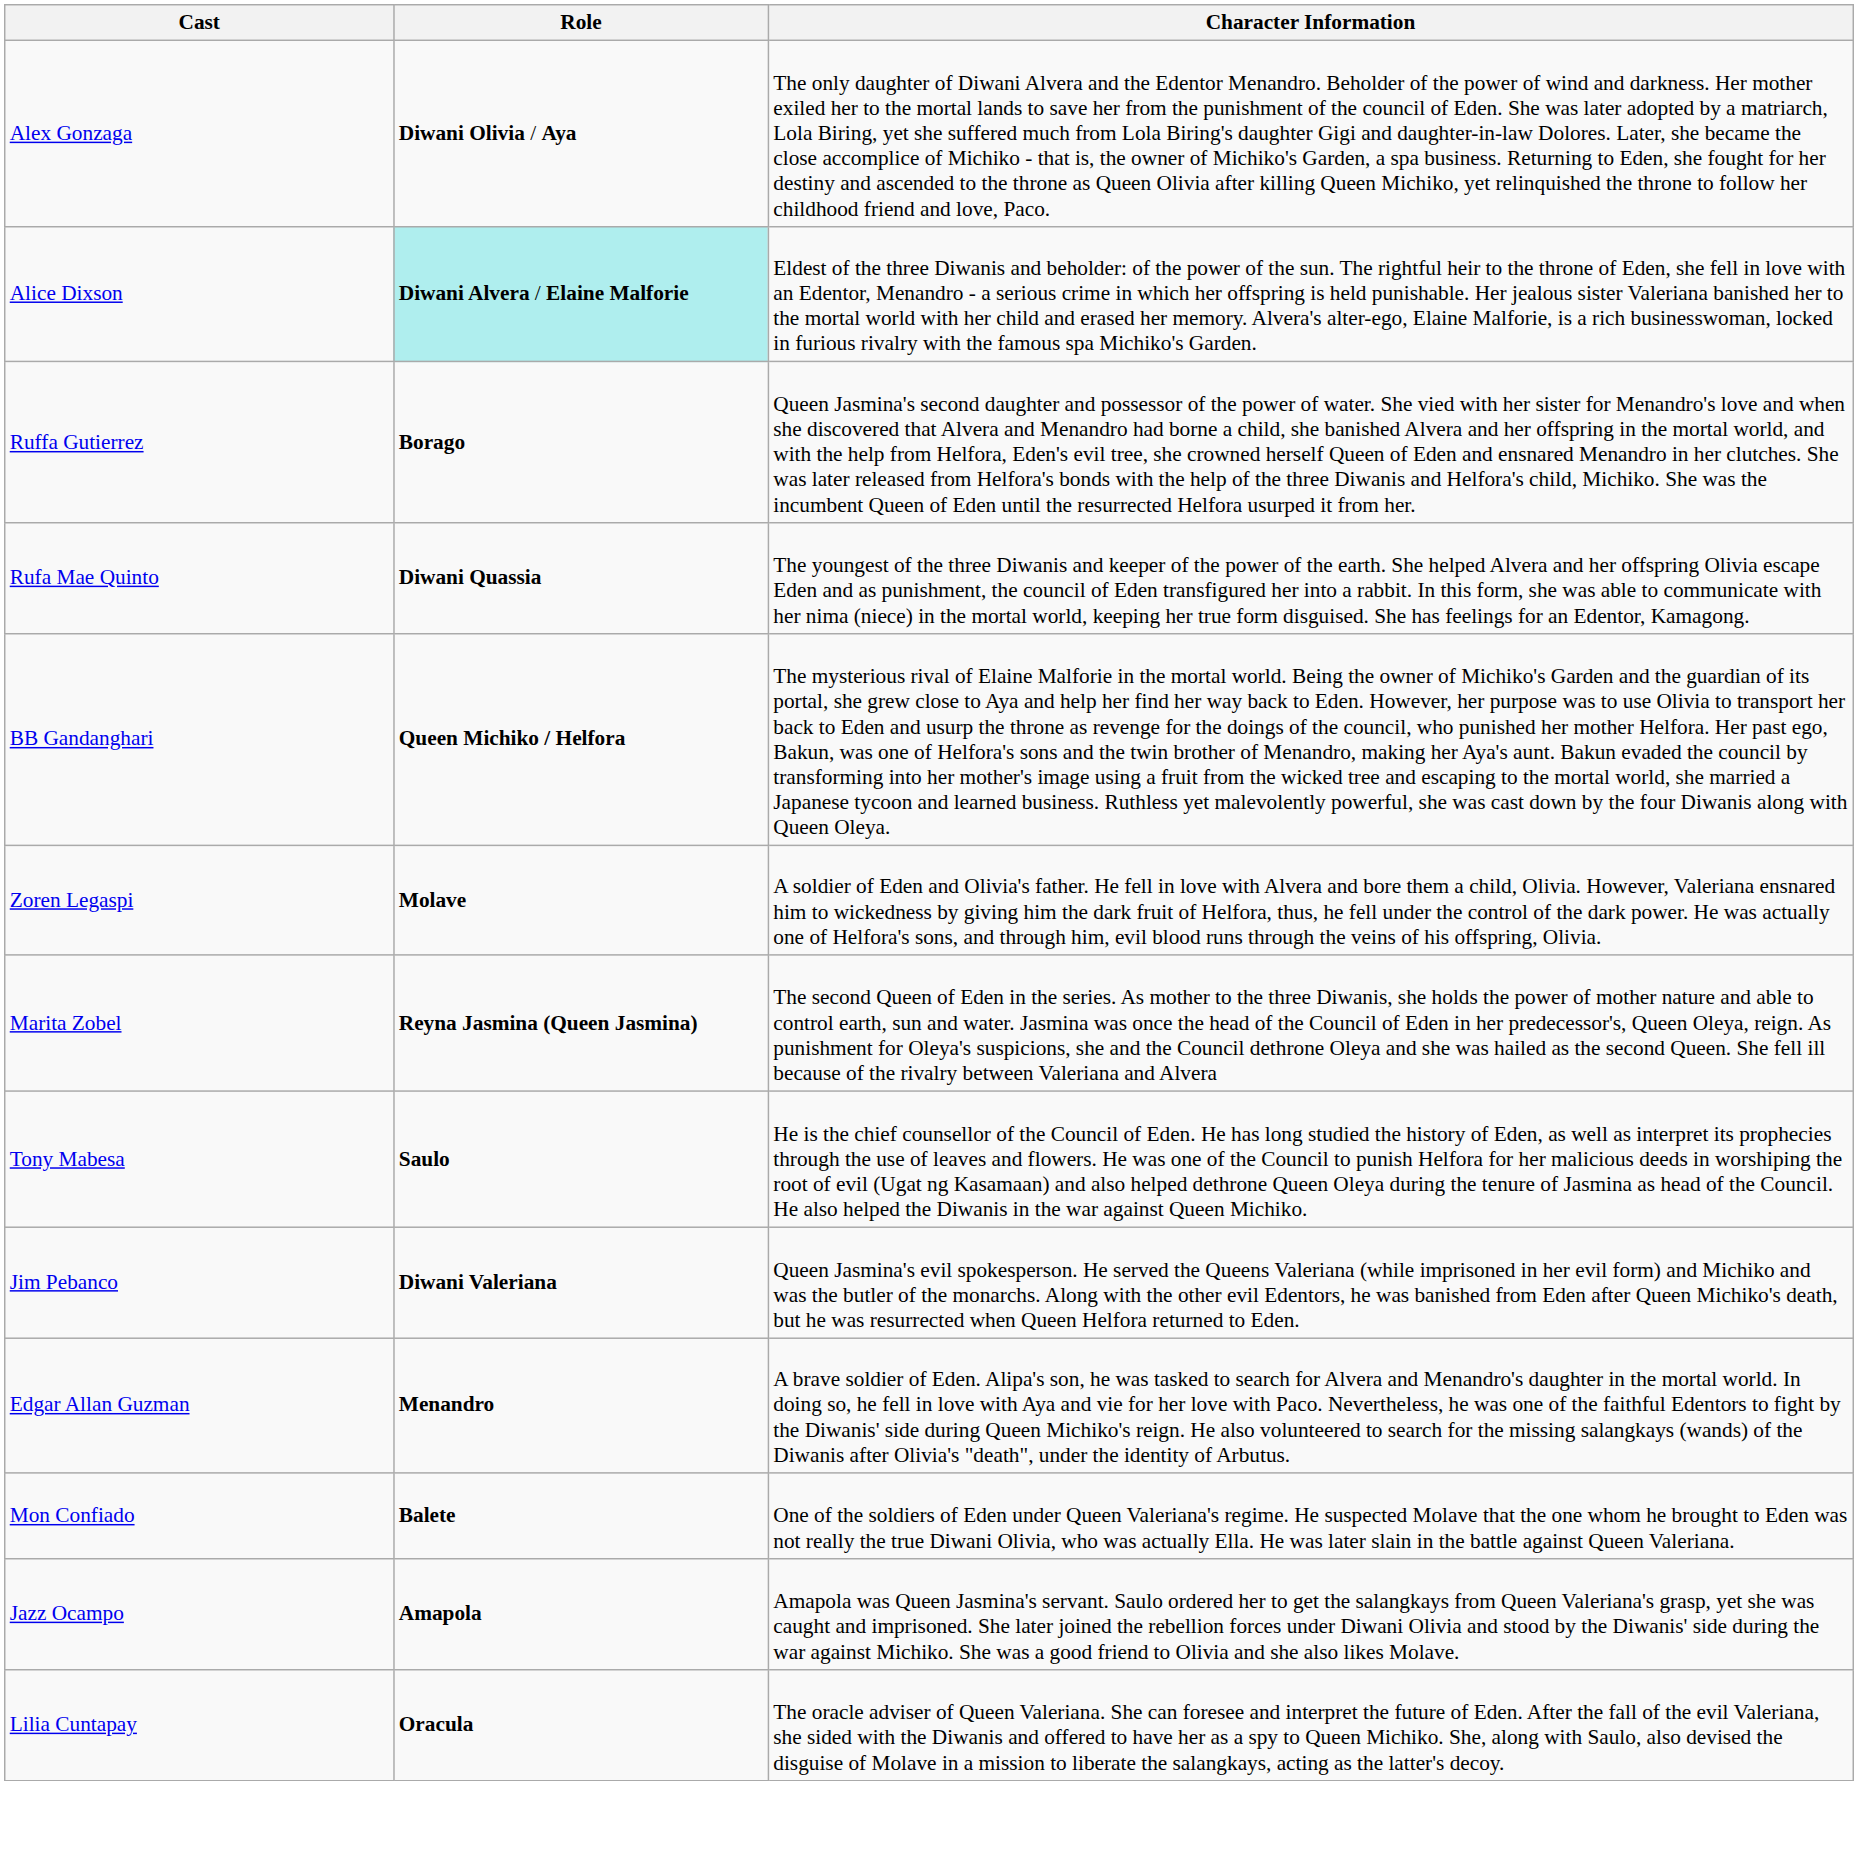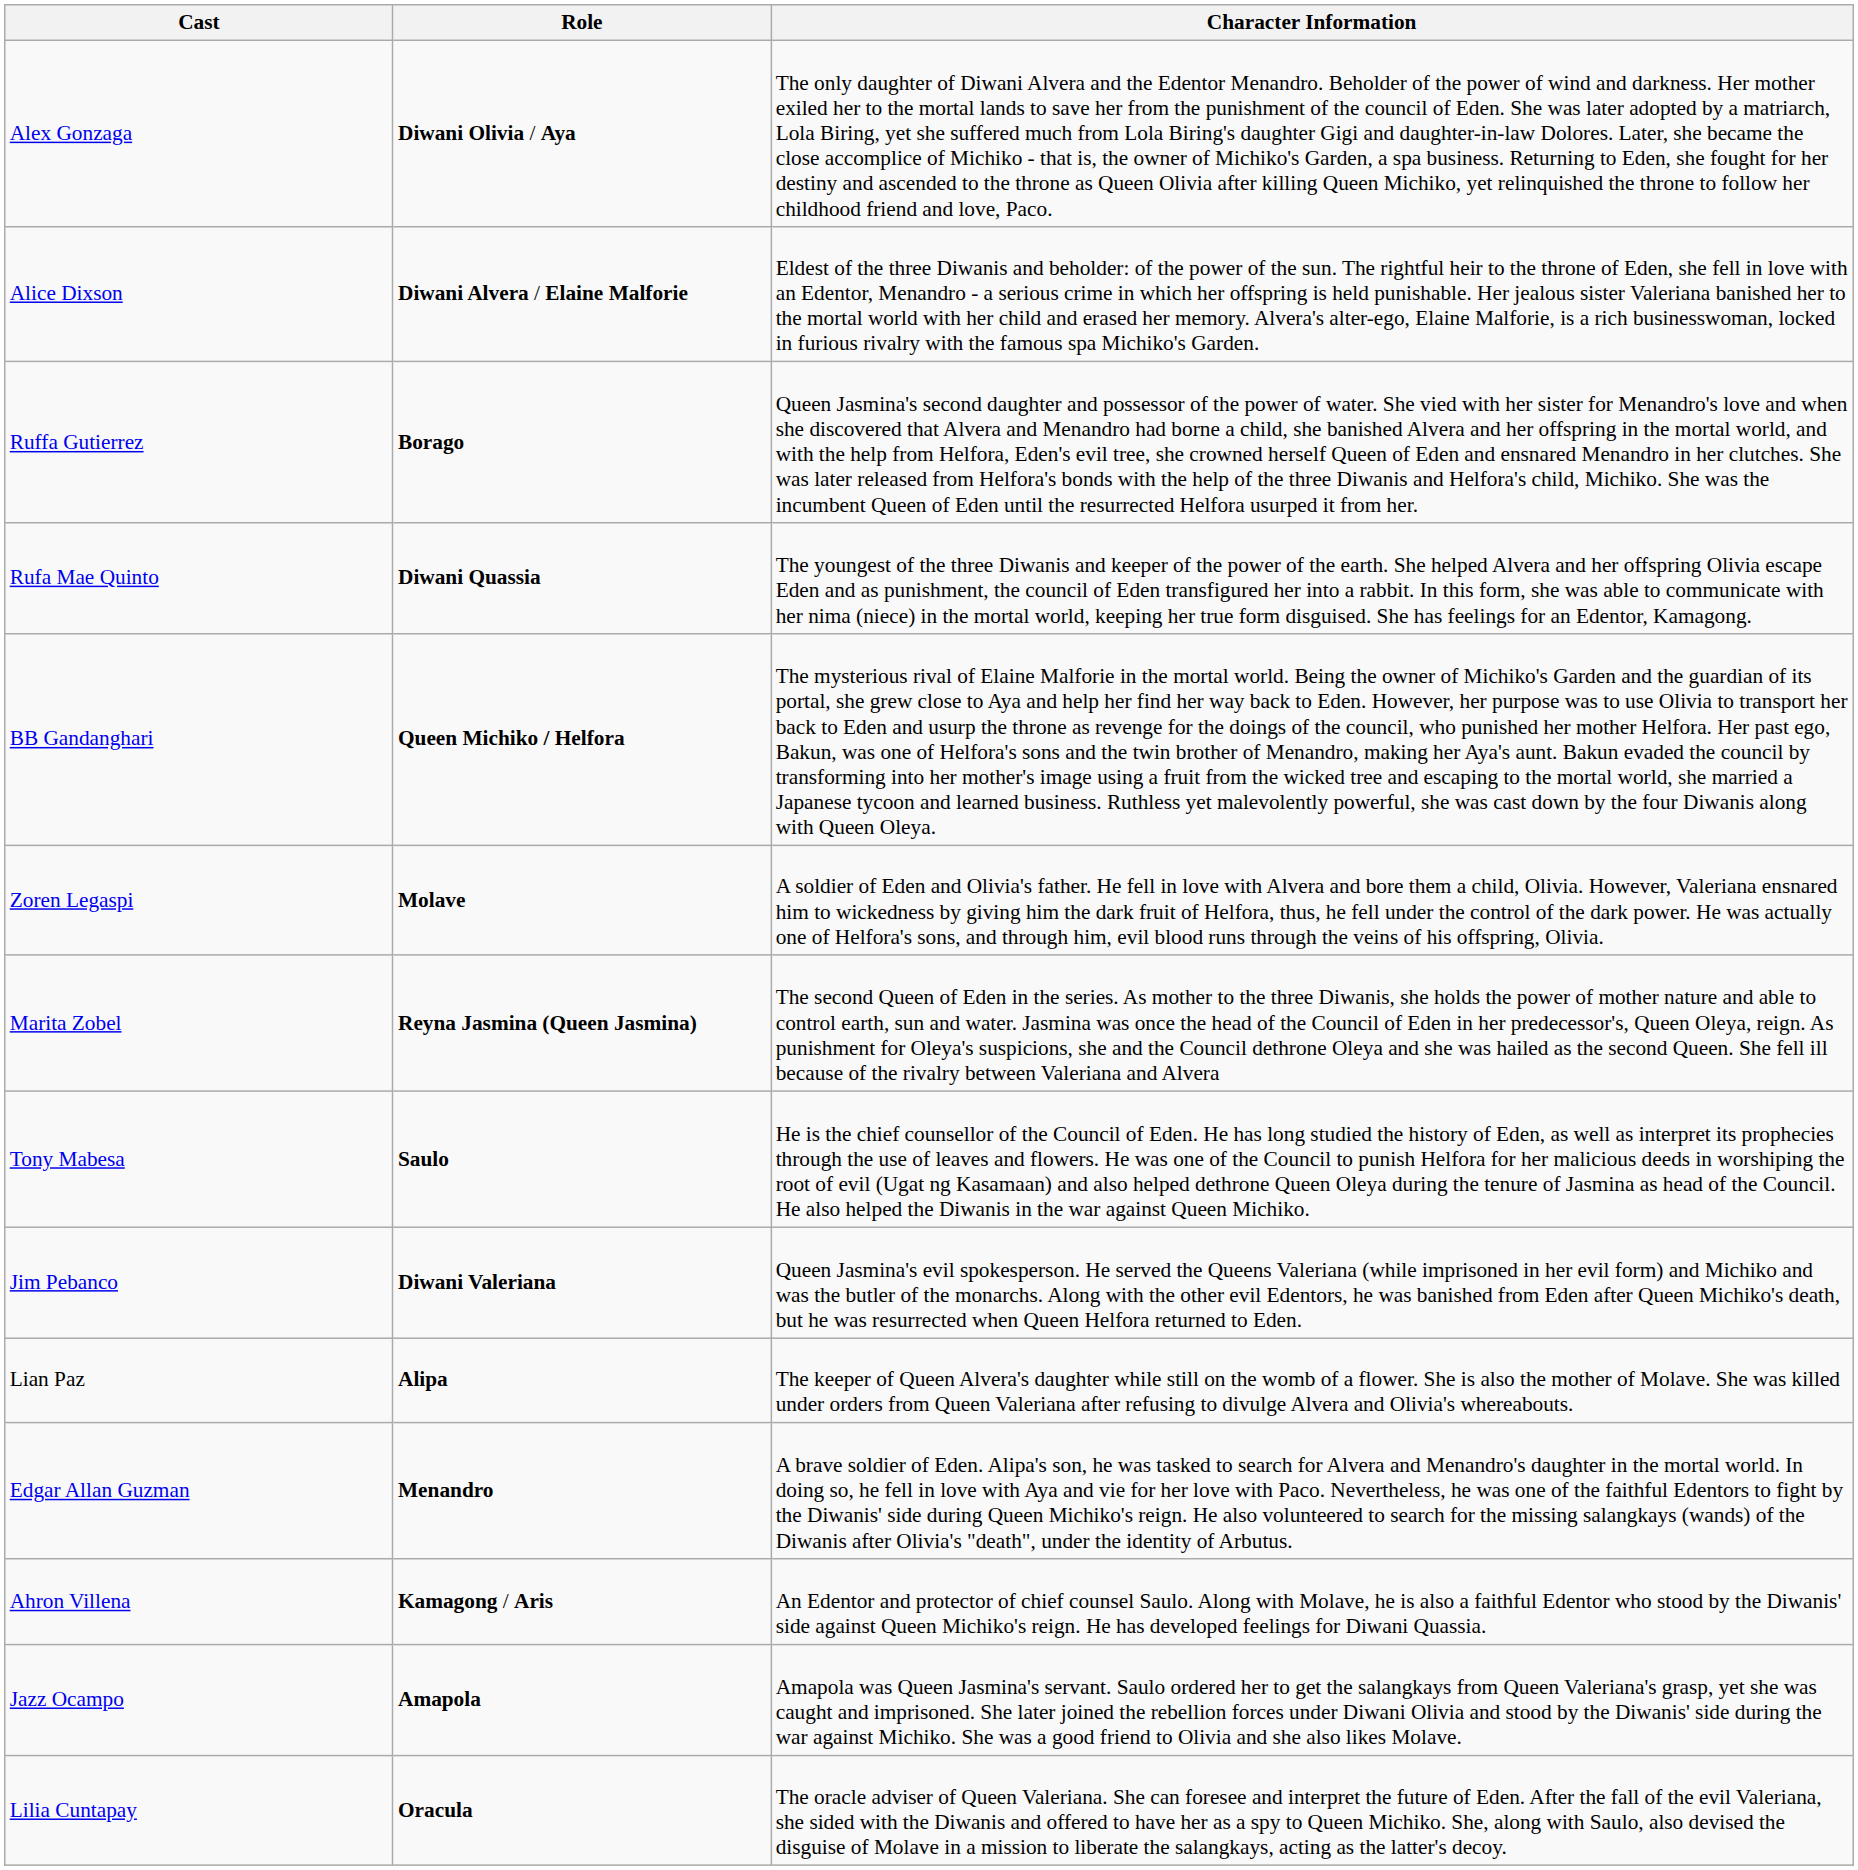(544, 294) paleturquoise background -> (543, 294) no background
+ row: (47, 1380)
+ row: (70, 1601)
- row: (72, 1516)
